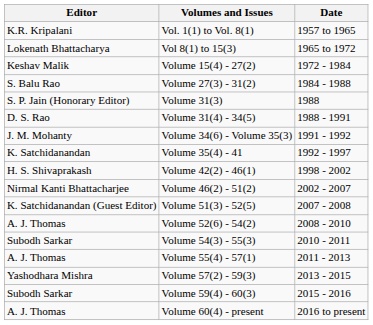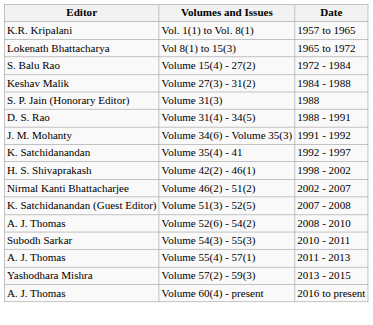(38, 65) Keshav Malik -> (33, 65) S. Balu Rao
(33, 83) S. Balu Rao -> (38, 83) Keshav Malik
- row: (209, 293)
